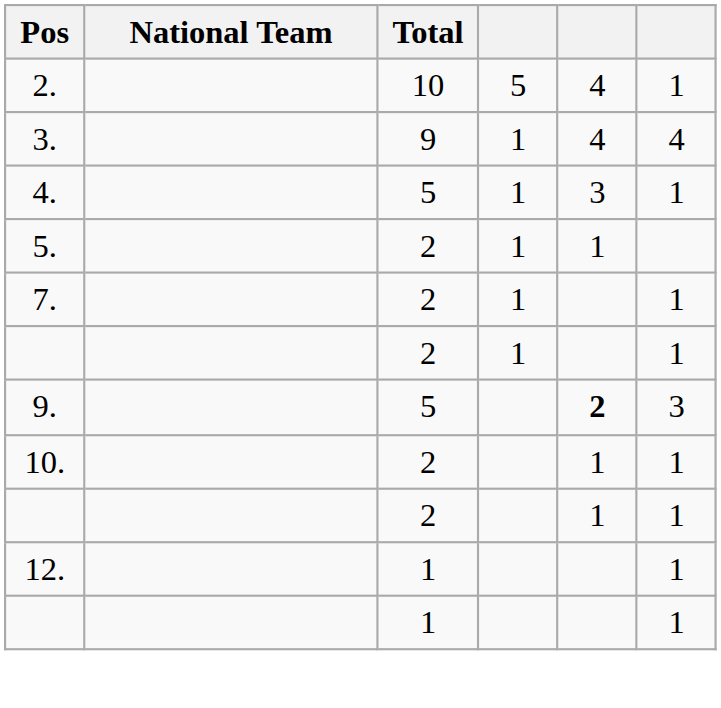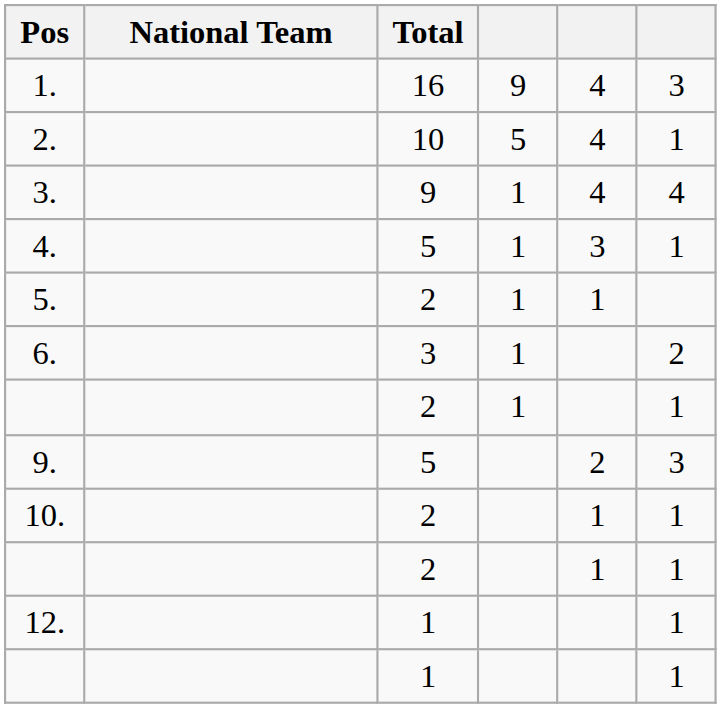+ row: (45, 85)
+ row: (45, 353)
- row: (45, 299)
(597, 406) bold -> (597, 460) normal
